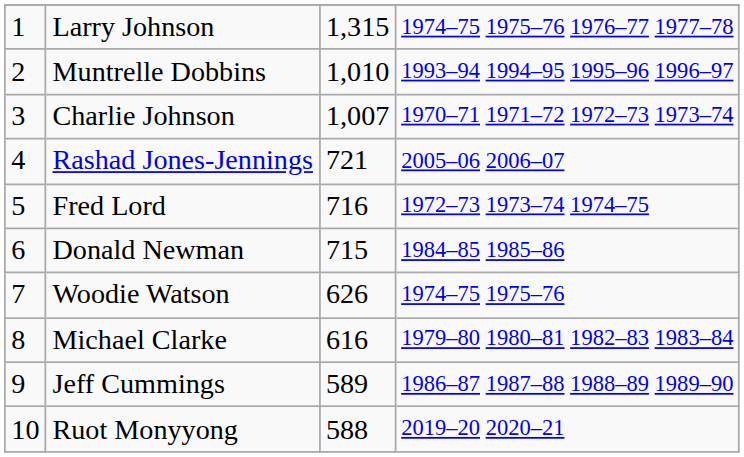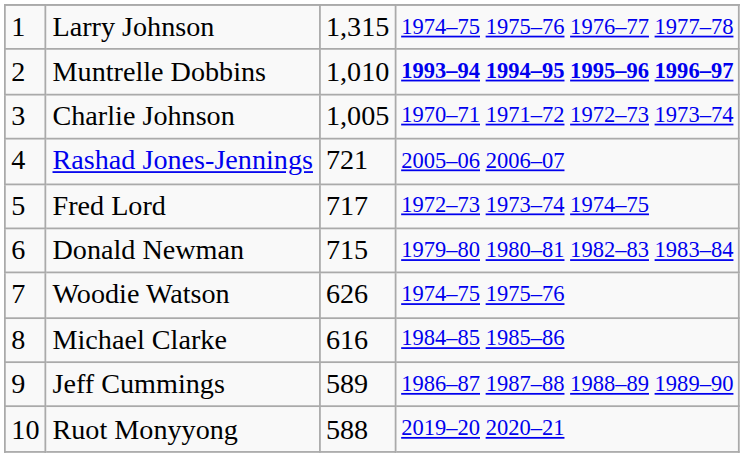(567, 71) normal -> (567, 71) bold
(358, 116) 1,007 -> (358, 116) 1,005
(347, 205) 716 -> (347, 205) 717
(483, 250) 1984–85 1985–86 -> (567, 250) 1979–80 1980–81 1982–83 1983–84
(567, 339) 1979–80 1980–81 1982–83 1983–84 -> (483, 339) 1984–85 1985–86
